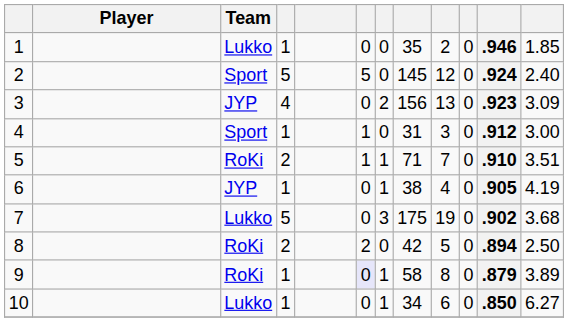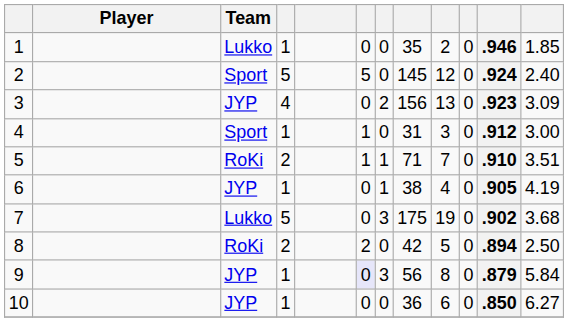(244, 274) RoKi -> (241, 274) JYP
(384, 274) 1 -> (384, 274) 3
(412, 274) 58 -> (412, 274) 56
(542, 274) 3.89 -> (542, 274) 5.84
(248, 302) Lukko -> (241, 302) JYP
(384, 302) 1 -> (384, 302) 0
(412, 302) 34 -> (412, 302) 36
